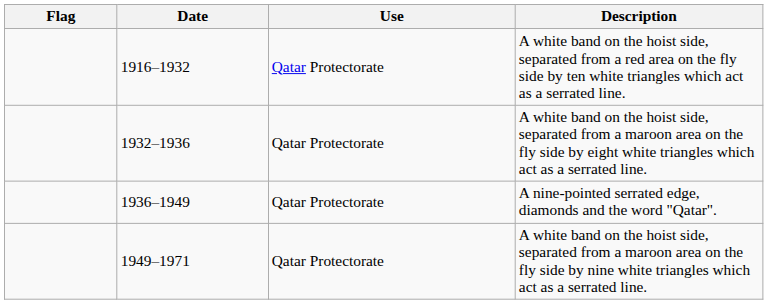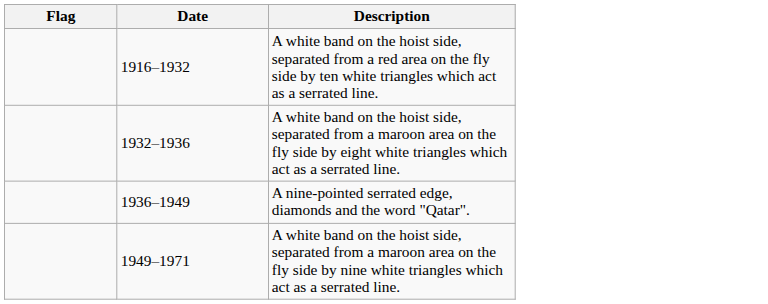- column: (392, 16)
